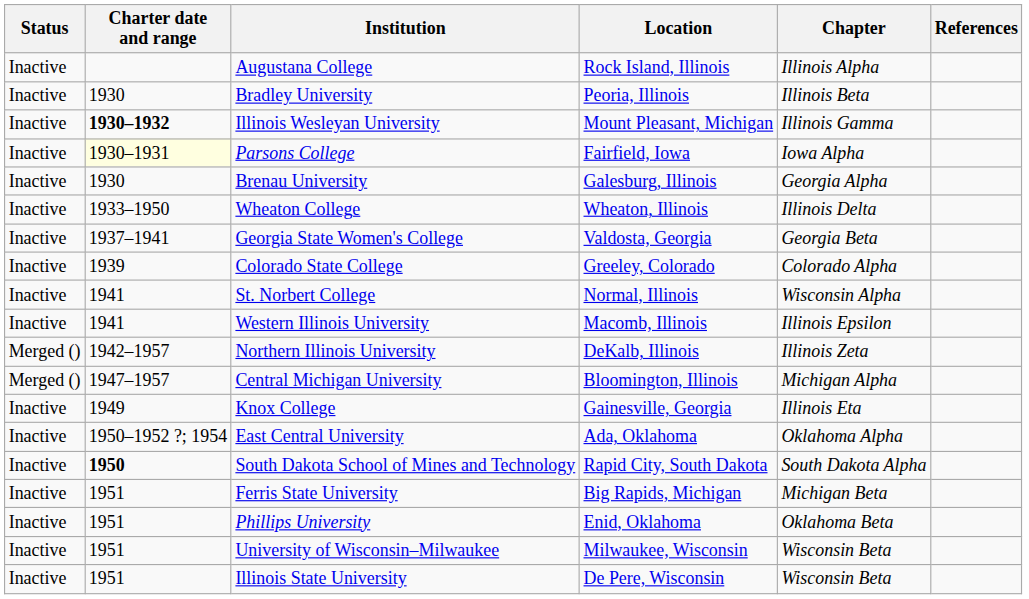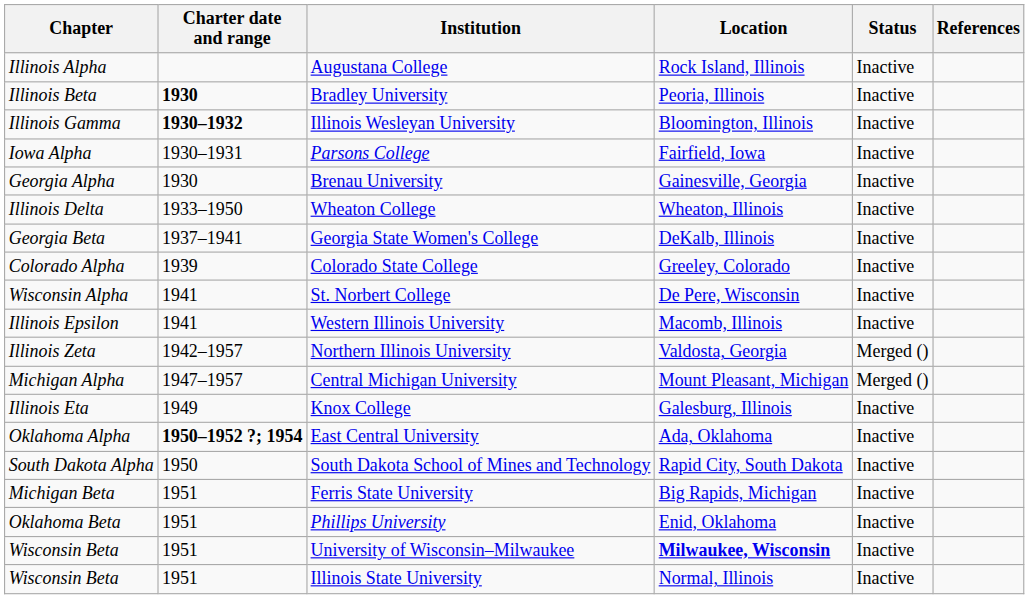columns swapped: (854, 28) <-> (45, 28)
(107, 95) normal -> (180, 95) bold
(678, 124) Mount Pleasant, Michigan -> (736, 124) Bloomington, Illinois
(129, 152) lightyellow background -> (202, 152) no background
(650, 180) Galesburg, Illinois -> (733, 180) Gainesville, Georgia
(648, 237) Valdosta, Georgia -> (716, 237) DeKalb, Illinois
(641, 294) Normal, Illinois -> (729, 294) De Pere, Wisconsin
(641, 351) DeKalb, Illinois -> (723, 351) Valdosta, Georgia
(661, 379) Bloomington, Illinois -> (754, 379) Mount Pleasant, Michigan
(657, 408) Gainesville, Georgia -> (725, 408) Galesburg, Illinois
(158, 436) normal -> (232, 436) bold
(107, 465) bold -> (180, 465) normal
(666, 550) normal -> (745, 550) bold
(654, 578) De Pere, Wisconsin -> (716, 578) Normal, Illinois
